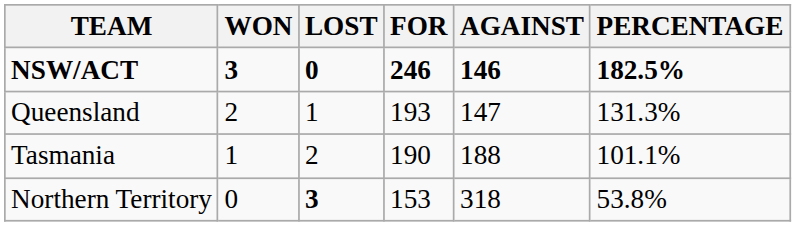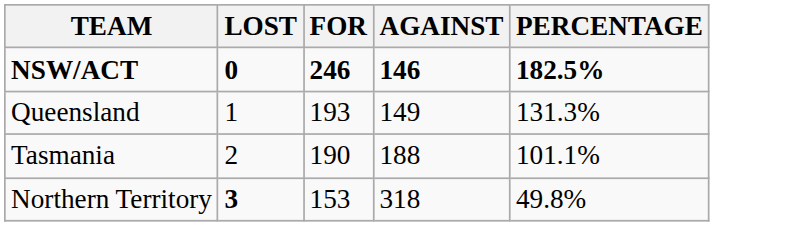- column: (258, 26)
(480, 112) 147 -> (400, 112) 149
(632, 198) 53.8% -> (551, 198) 49.8%
